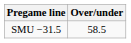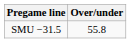(97, 29) 58.5 -> (97, 29) 55.8
